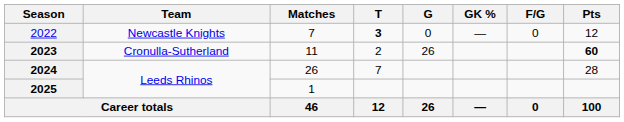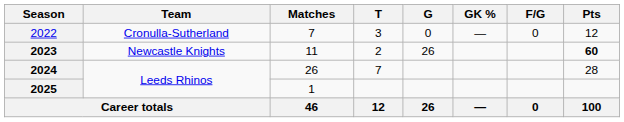(176, 33) Newcastle Knights -> (176, 33) Cronulla-Sutherland
(378, 33) bold -> (378, 33) normal
(176, 51) Cronulla-Sutherland -> (176, 51) Newcastle Knights
